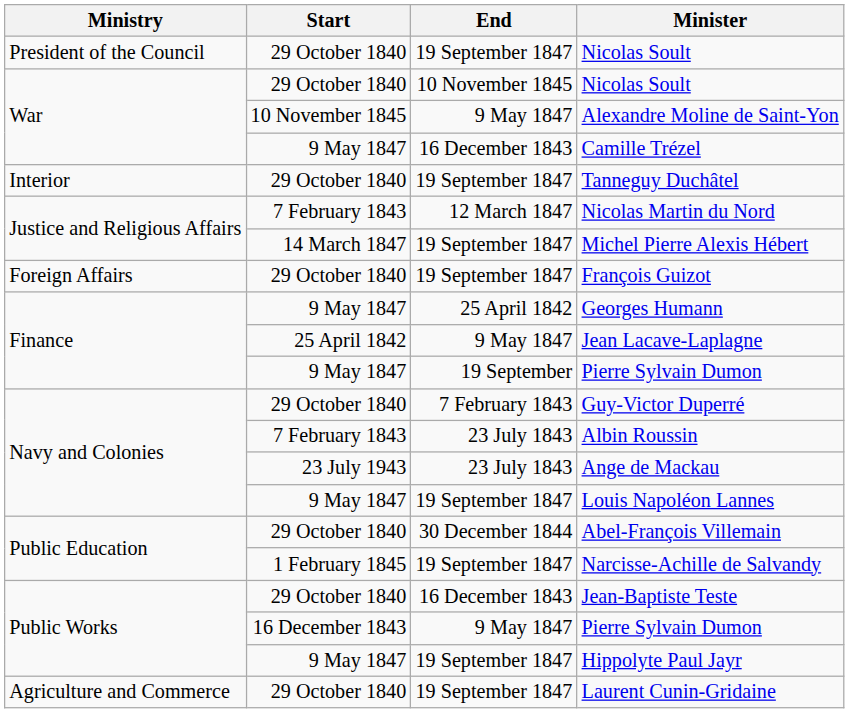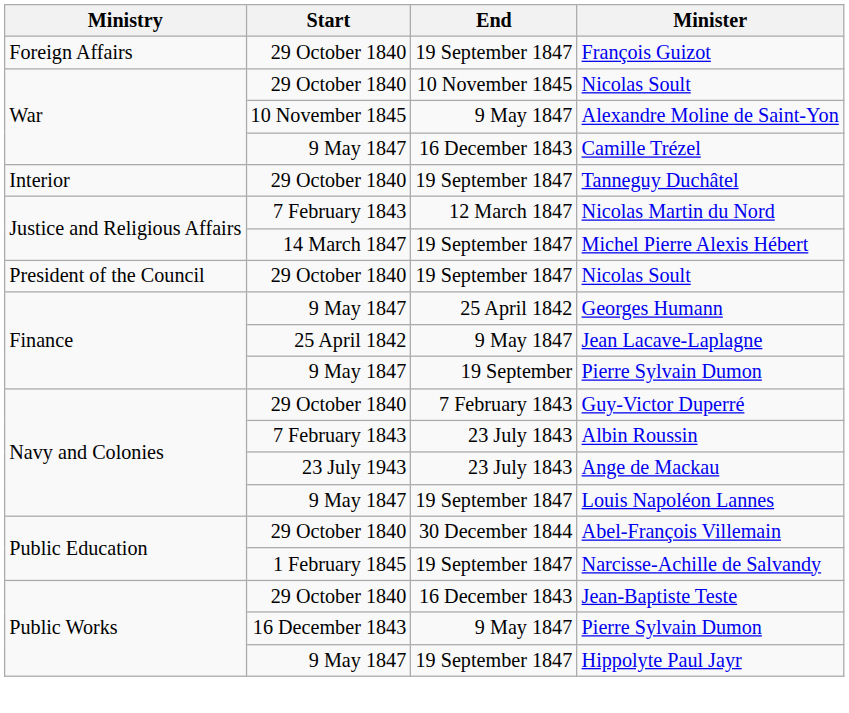rows swapped: (107, 52) <-> (71, 276)
- row: (120, 691)
